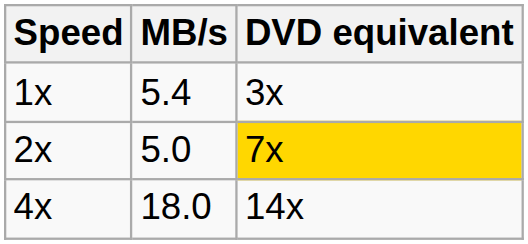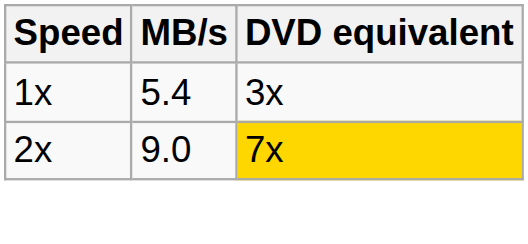(166, 149) 5.0 -> (166, 149) 9.0
- row: (33, 207)
